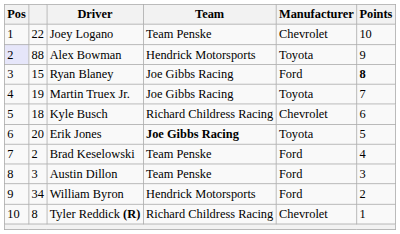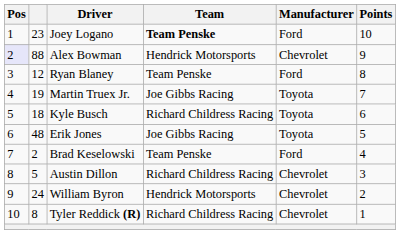(38, 34) 22 -> (38, 34) 23
(179, 34) normal -> (181, 34) bold
(303, 34) Chevrolet -> (291, 34) Ford
(296, 54) Toyota -> (303, 54) Chevrolet
(38, 73) 15 -> (38, 73) 12
(190, 73) Joe Gibbs Racing -> (179, 73) Team Penske
(362, 73) bold -> (362, 73) normal
(303, 113) Chevrolet -> (296, 113) Toyota
(38, 133) 20 -> (38, 133) 48
(192, 133) bold -> (190, 133) normal
(35, 173) 3 -> (35, 173) 5
(179, 173) Team Penske -> (210, 173) Richard Childress Racing
(291, 173) Ford -> (303, 173) Chevrolet
(38, 193) 34 -> (38, 193) 24
(291, 193) Ford -> (303, 193) Chevrolet
